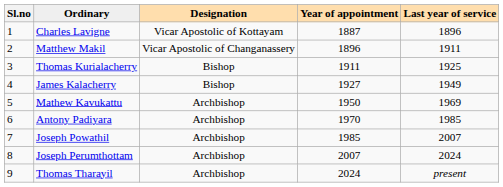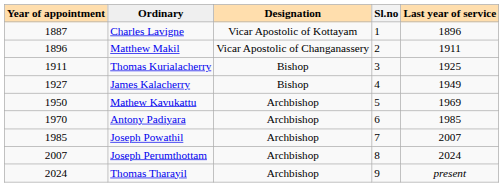columns swapped: (19, 13) <-> (349, 13)
